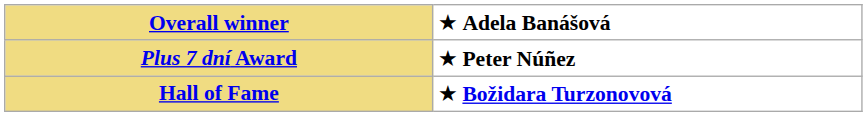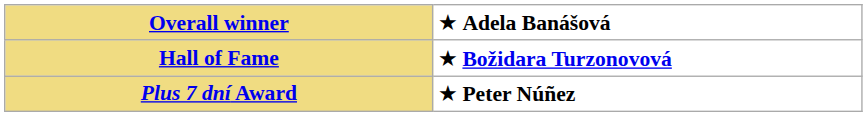rows swapped: (219, 93) <-> (219, 57)
